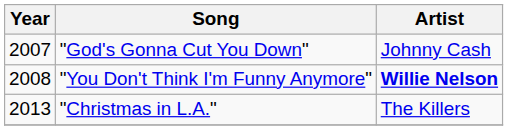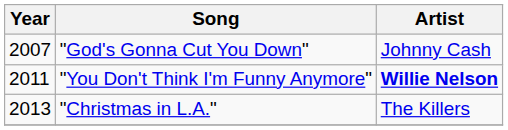(30, 79) 2008 -> (29, 79) 2011
